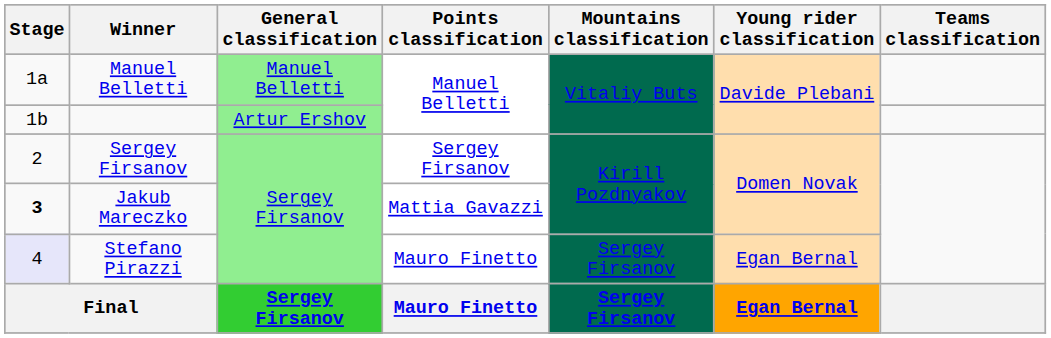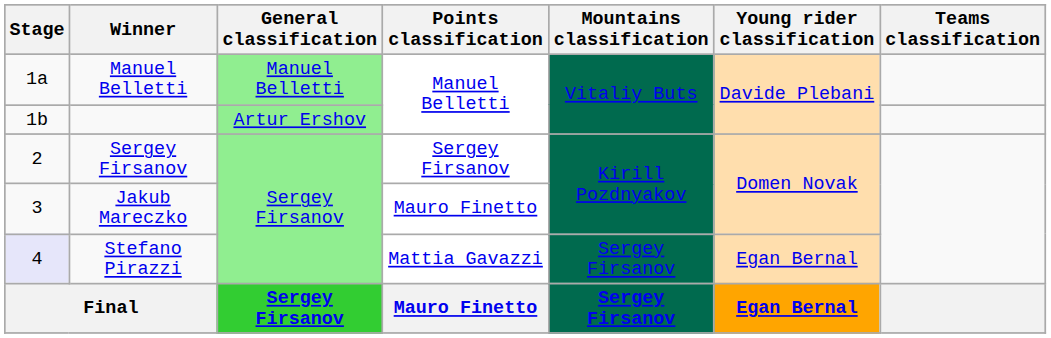(37, 209) bold -> (37, 209) normal
(465, 209) Mattia Gavazzi -> (465, 209) Mauro Finetto
(465, 258) Mauro Finetto -> (465, 258) Mattia Gavazzi
